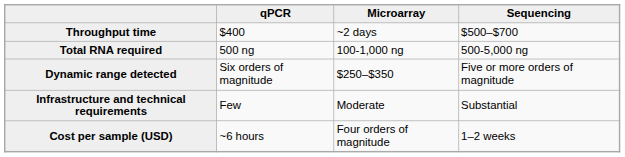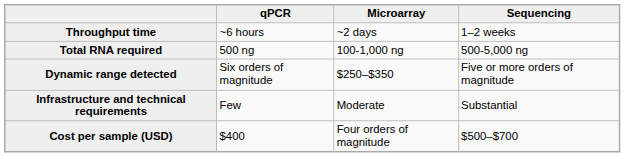(232, 32) $400 -> (242, 32) ~6 hours
(490, 32) $500–$700 -> (488, 32) 1–2 weeks
(242, 136) ~6 hours -> (232, 136) $400
(488, 136) 1–2 weeks -> (490, 136) $500–$700
